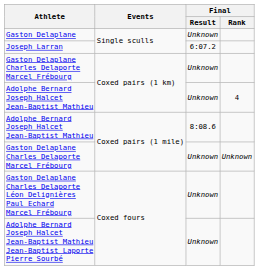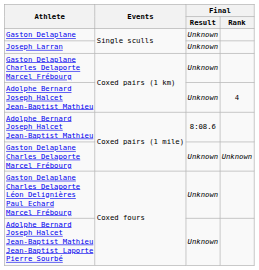(203, 47) 6:07.2 -> (203, 47) Unknown
